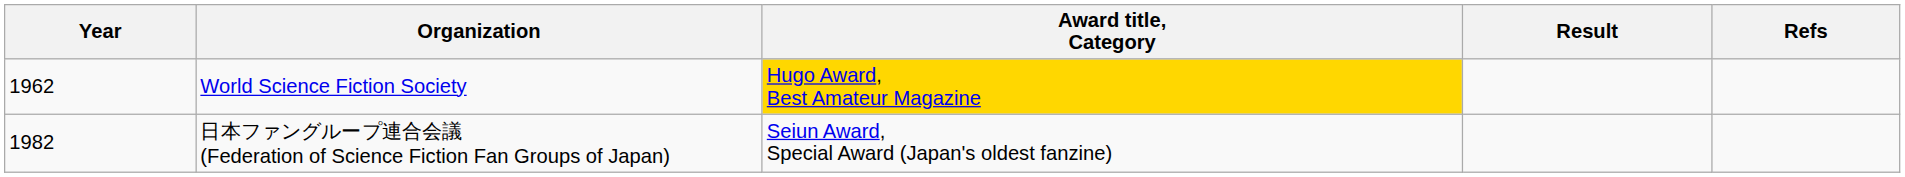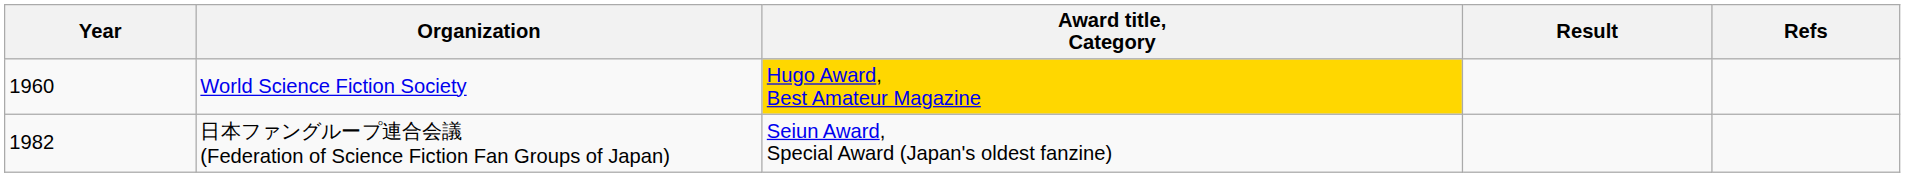(32, 86) 1962 -> (32, 86) 1960
